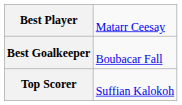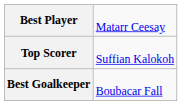rows swapped: (49, 52) <-> (49, 84)
